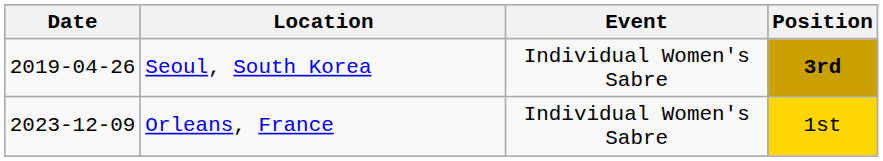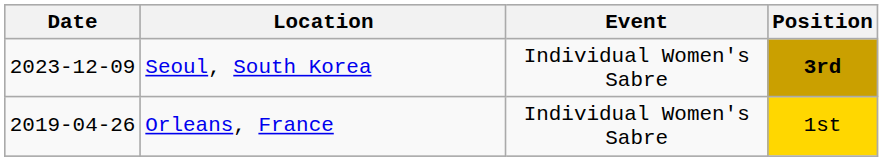(73, 68) 2019-04-26 -> (73, 68) 2023-12-09
(73, 126) 2023-12-09 -> (73, 126) 2019-04-26
